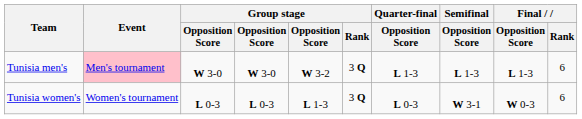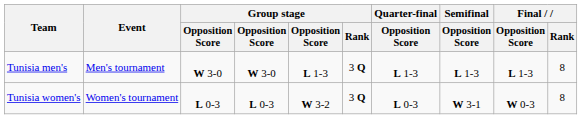(125, 67) pink background -> (125, 67) no background
(316, 74) W 3-2 -> (316, 74) L 1-3
(562, 67) 6 -> (562, 67) 8
(316, 105) L 1-3 -> (316, 105) W 3-2
(562, 98) 6 -> (562, 98) 8
